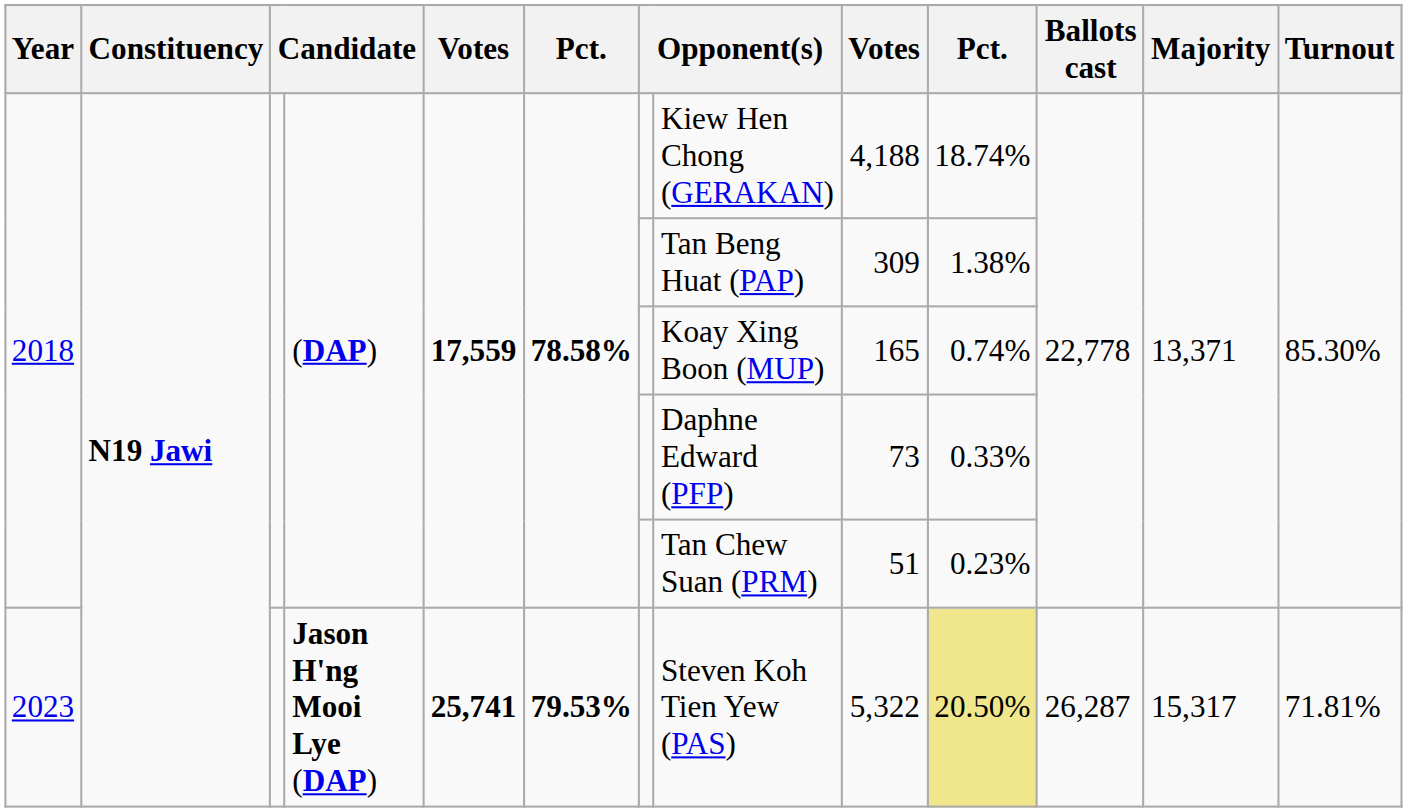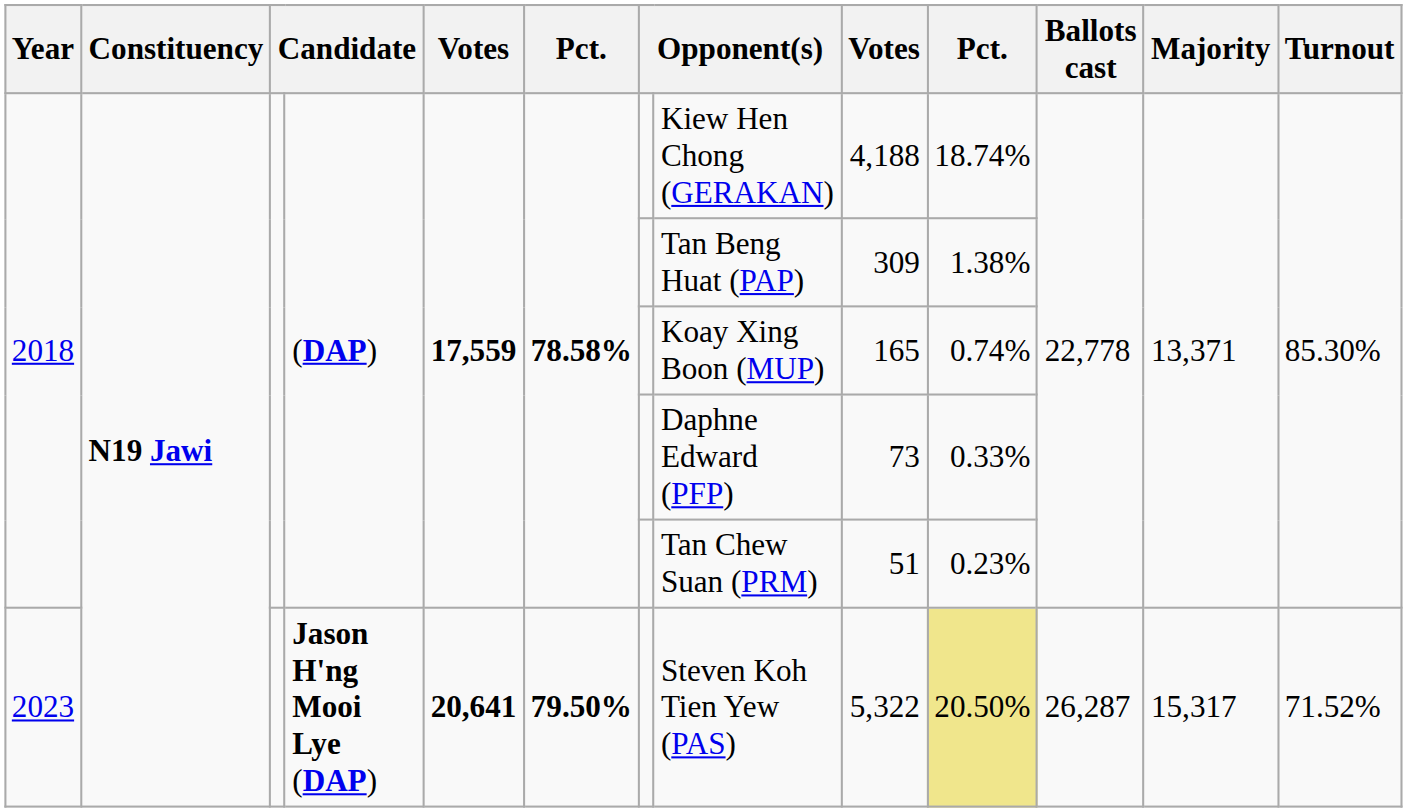(473, 707) 25,741 -> (473, 707) 20,641
(581, 707) 79.53% -> (581, 707) 79.50%
(1333, 707) 71.81% -> (1333, 707) 71.52%
